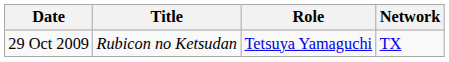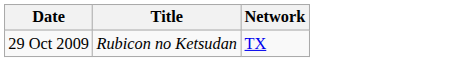- column: (308, 17)
